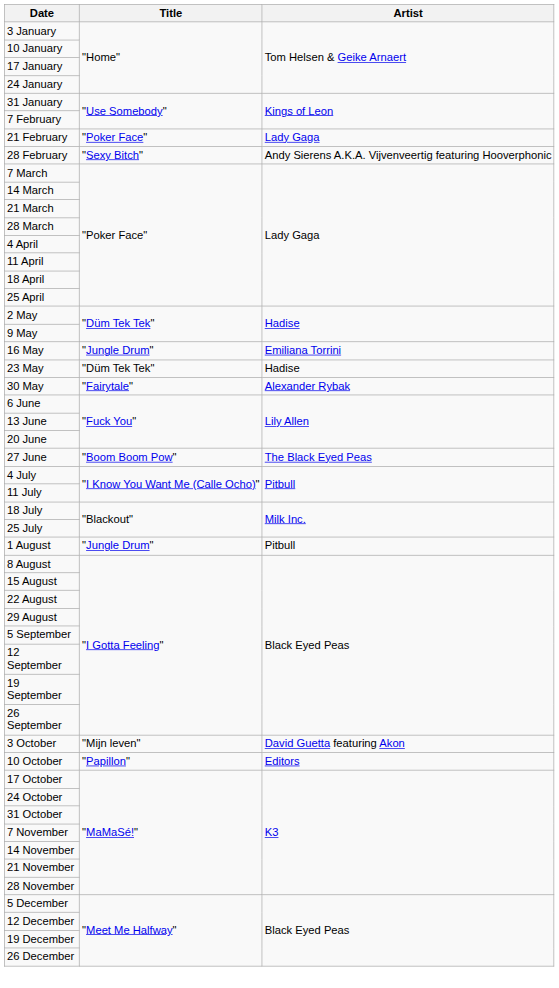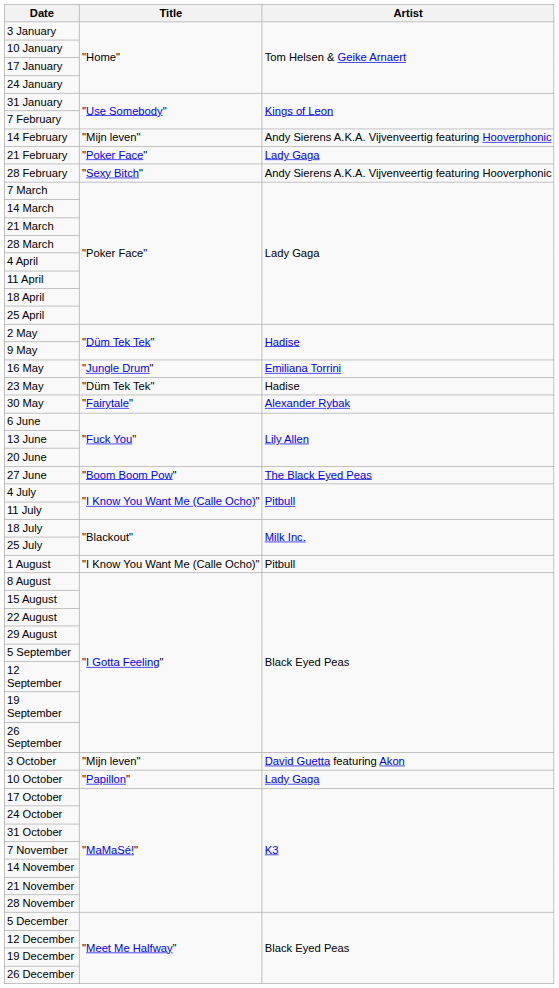+ row: (37, 137)
(118, 546) "Jungle Drum" -> (171, 564) "I Know You Want Me (Calle Ocho)"
(282, 761) Editors -> (292, 779) Lady Gaga
